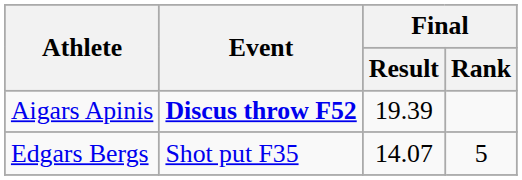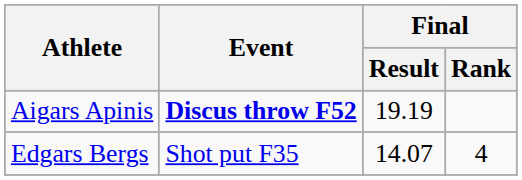(404, 111) 19.39 -> (404, 111) 19.19
(481, 153) 5 -> (481, 153) 4
